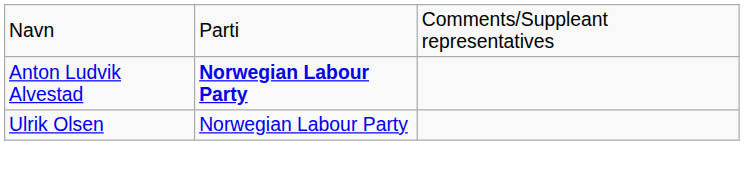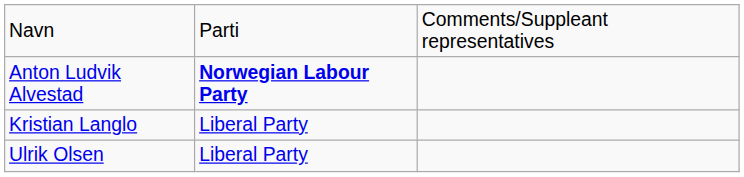+ row: (73, 124)
(304, 124) Norwegian Labour Party -> (253, 155) Liberal Party
